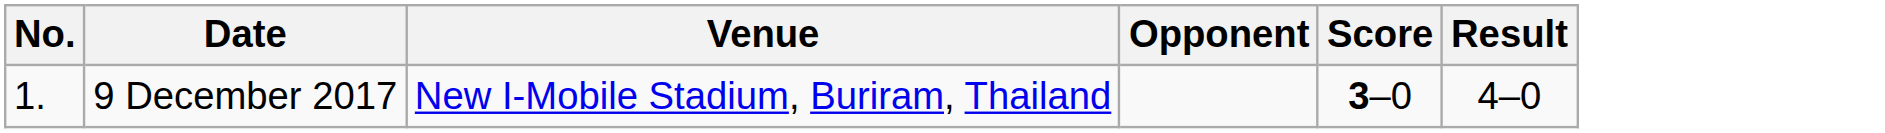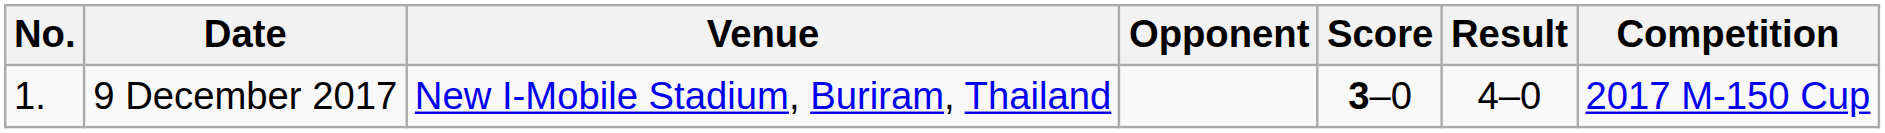+ column: (1728, 34)
